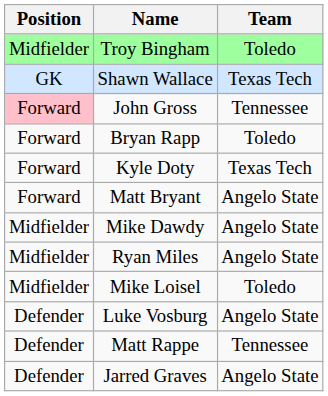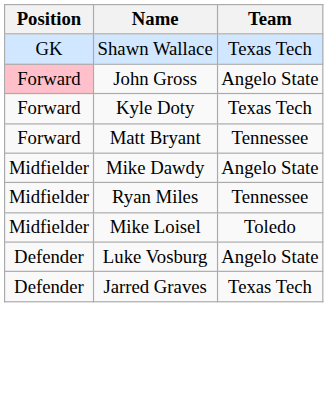- row: (155, 49)
(270, 108) Tennessee -> (270, 78) Angelo State
- row: (155, 138)
(270, 197) Angelo State -> (270, 138) Tennessee
(270, 256) Angelo State -> (270, 197) Tennessee
- row: (155, 345)
(270, 375) Angelo State -> (270, 286) Texas Tech
